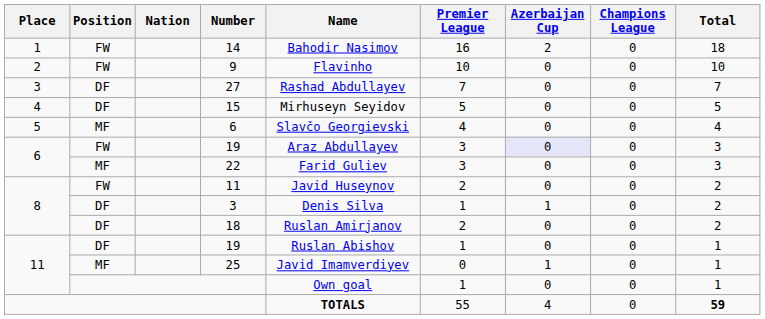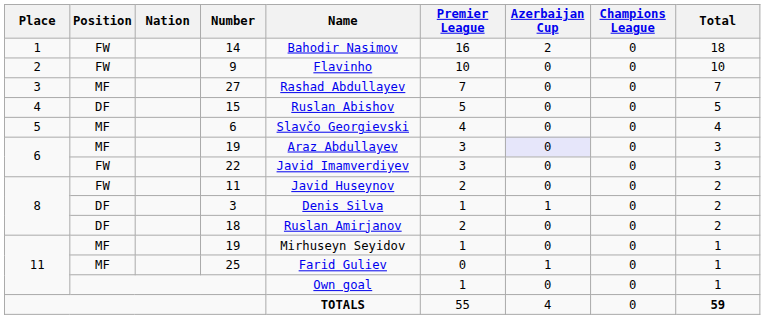(102, 88) DF -> (102, 88) MF
(343, 108) Mirhuseyn Seyidov -> (343, 108) Ruslan Abishov
(102, 147) FW -> (102, 147) MF
(102, 167) MF -> (102, 167) FW
(343, 167) Farid Guliev -> (343, 167) Javid Imamverdiyev
(102, 246) DF -> (102, 246) MF
(343, 246) Ruslan Abishov -> (343, 246) Mirhuseyn Seyidov
(343, 265) Javid Imamverdiyev -> (343, 265) Farid Guliev
